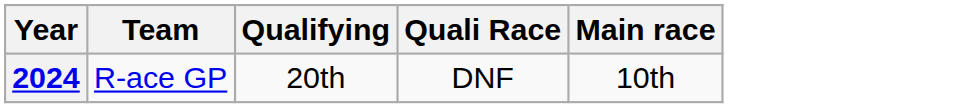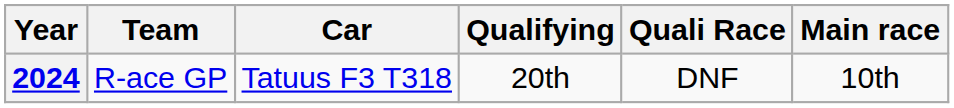+ column: (347, 29)
